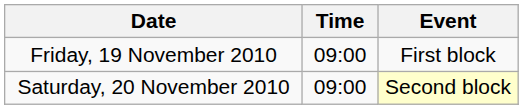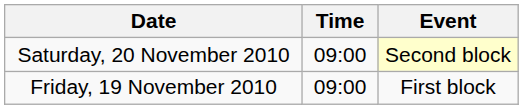rows swapped: (154, 54) <-> (154, 87)
